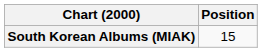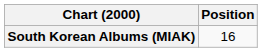(228, 36) 15 -> (228, 36) 16
